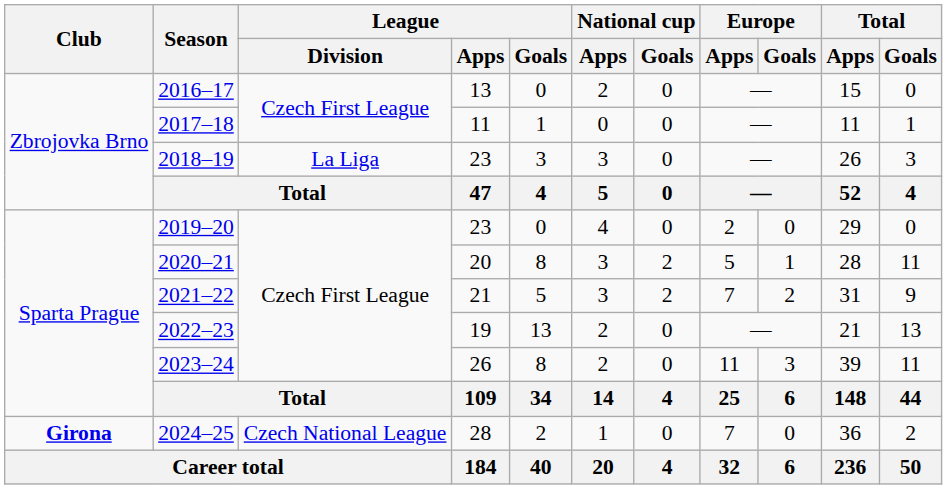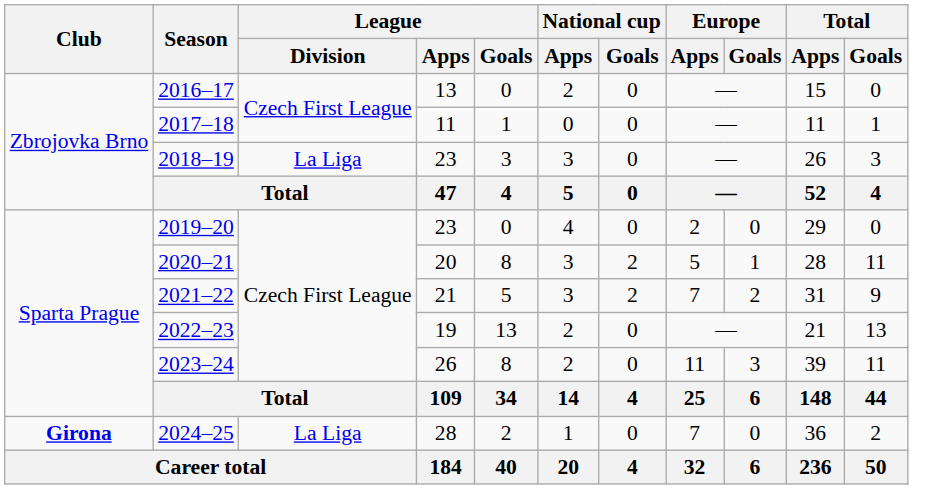(345, 432) Czech National League -> (328, 432) La Liga
